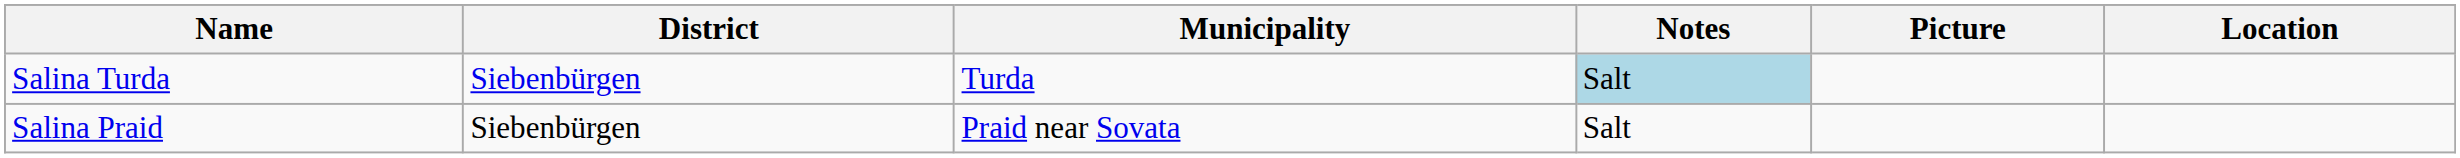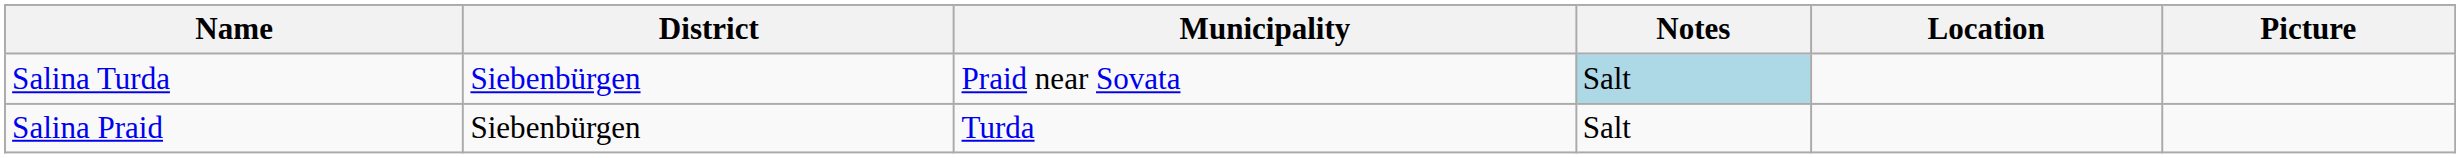columns swapped: (2280, 29) <-> (1958, 29)
(998, 78) Turda -> (1071, 78) Praid near Sovata
(1071, 127) Praid near Sovata -> (998, 127) Turda
